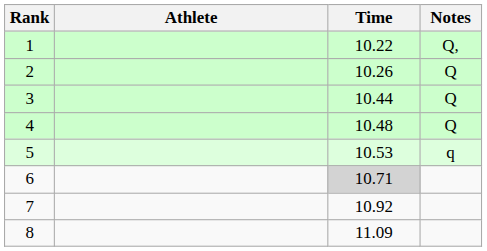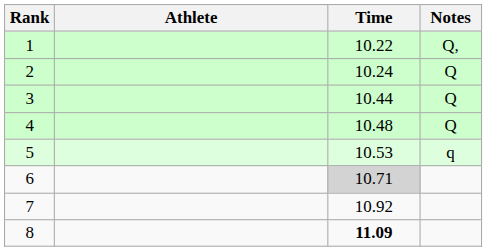(374, 71) 10.26 -> (374, 71) 10.24
(374, 233) normal -> (374, 233) bold
